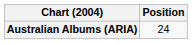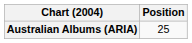(164, 30) 24 -> (164, 30) 25
